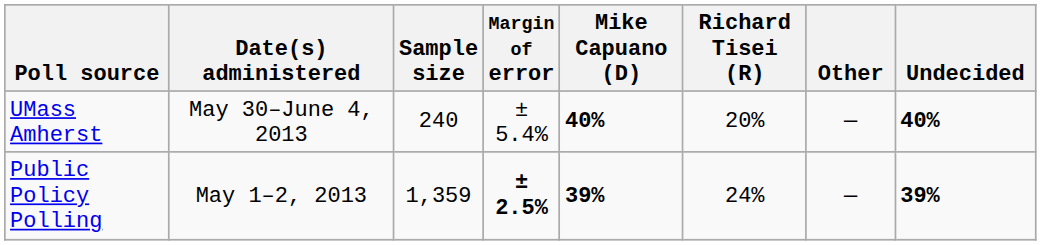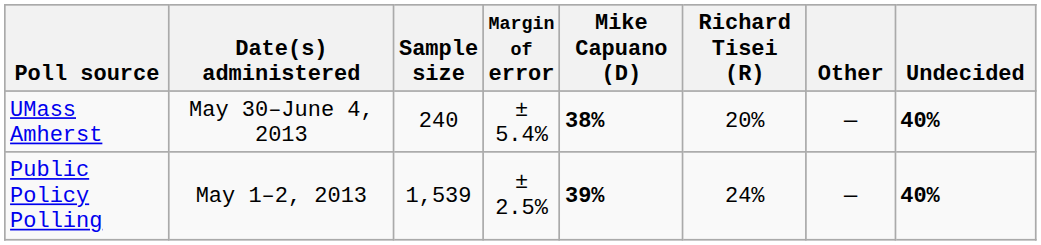(585, 122) 40% -> (585, 122) 38%
(439, 196) 1,359 -> (439, 196) 1,539
(522, 196) bold -> (522, 196) normal
(920, 196) 39% -> (920, 196) 40%
